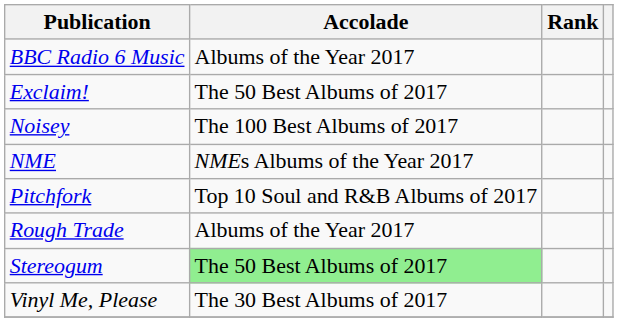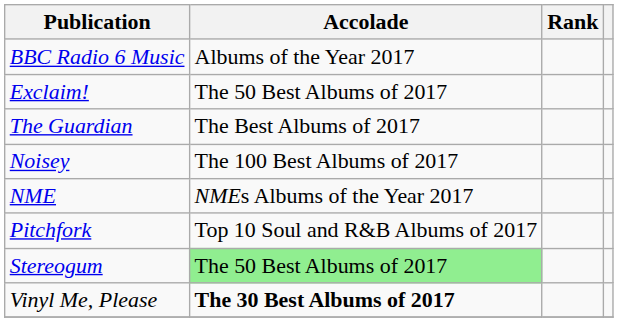+ row: (71, 126)
- row: (67, 230)
(321, 299) normal -> (325, 299) bold
